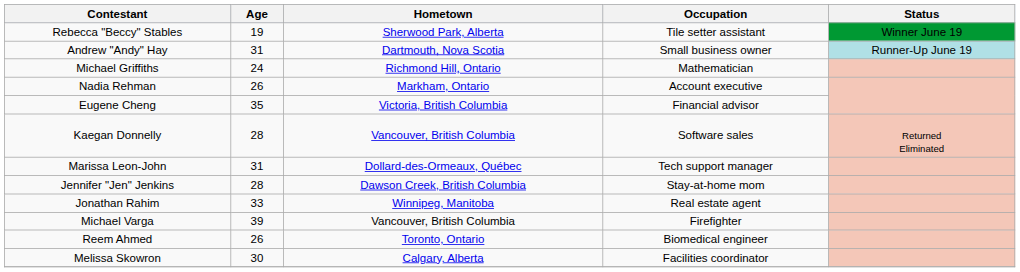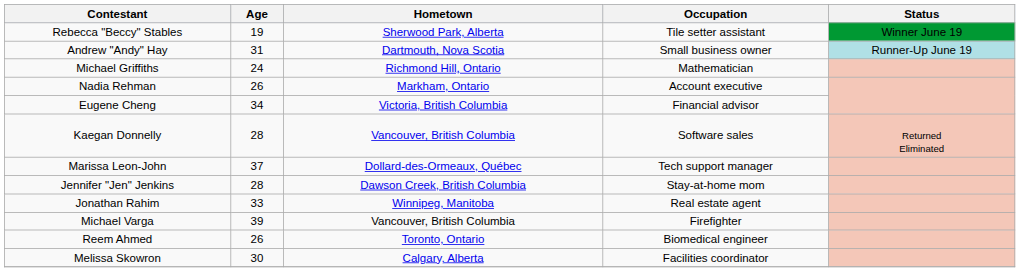(257, 105) 35 -> (257, 105) 34
(257, 167) 31 -> (257, 167) 37
